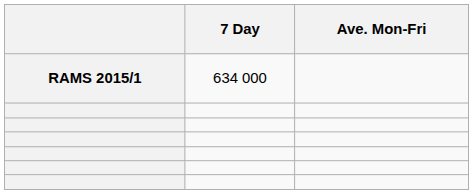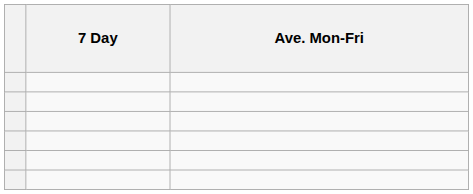- row: (95, 78)
